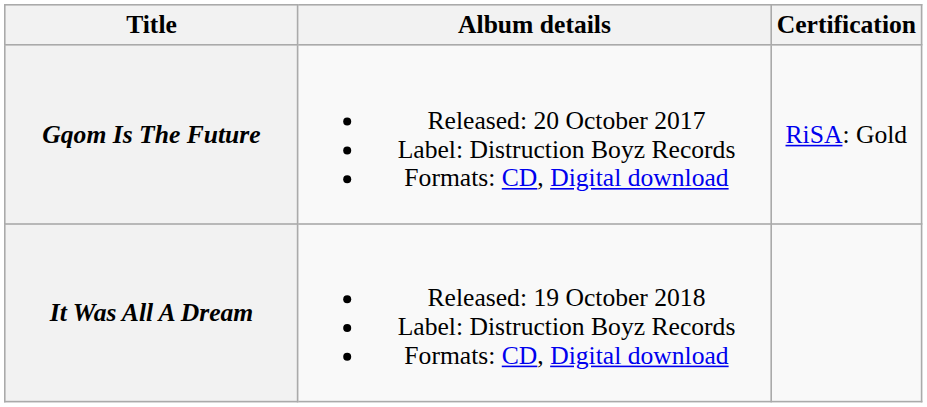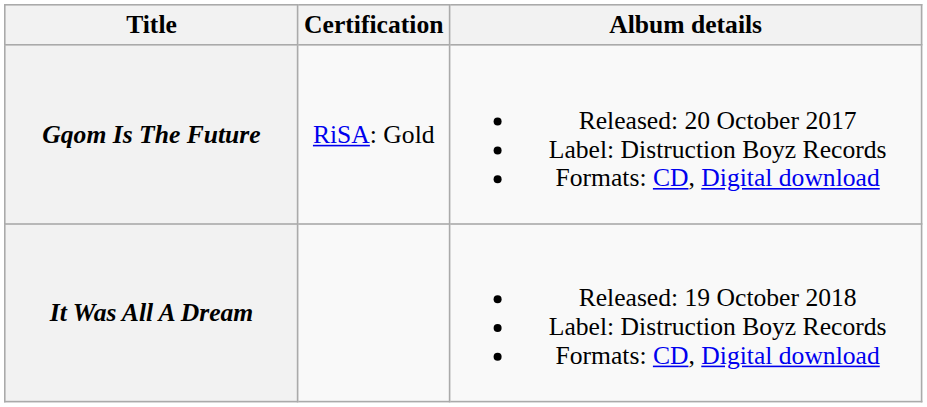columns swapped: (534, 24) <-> (846, 24)
